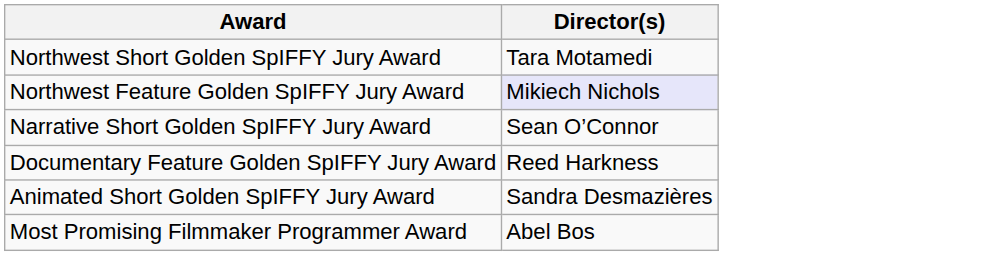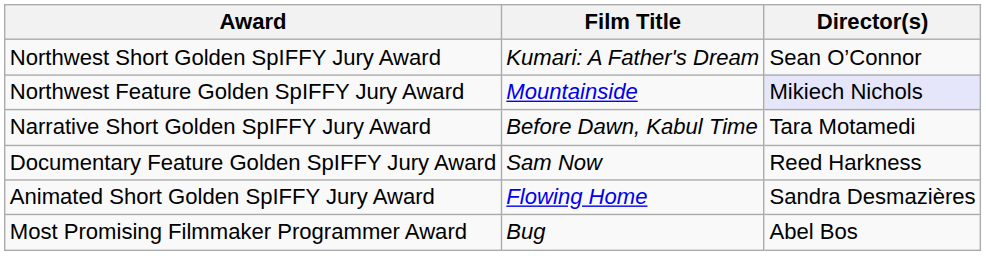+ column: (633, 22)
(579, 57) Tara Motamedi -> (846, 57) Sean O’Connor
(582, 127) Sean O’Connor -> (842, 127) Tara Motamedi
